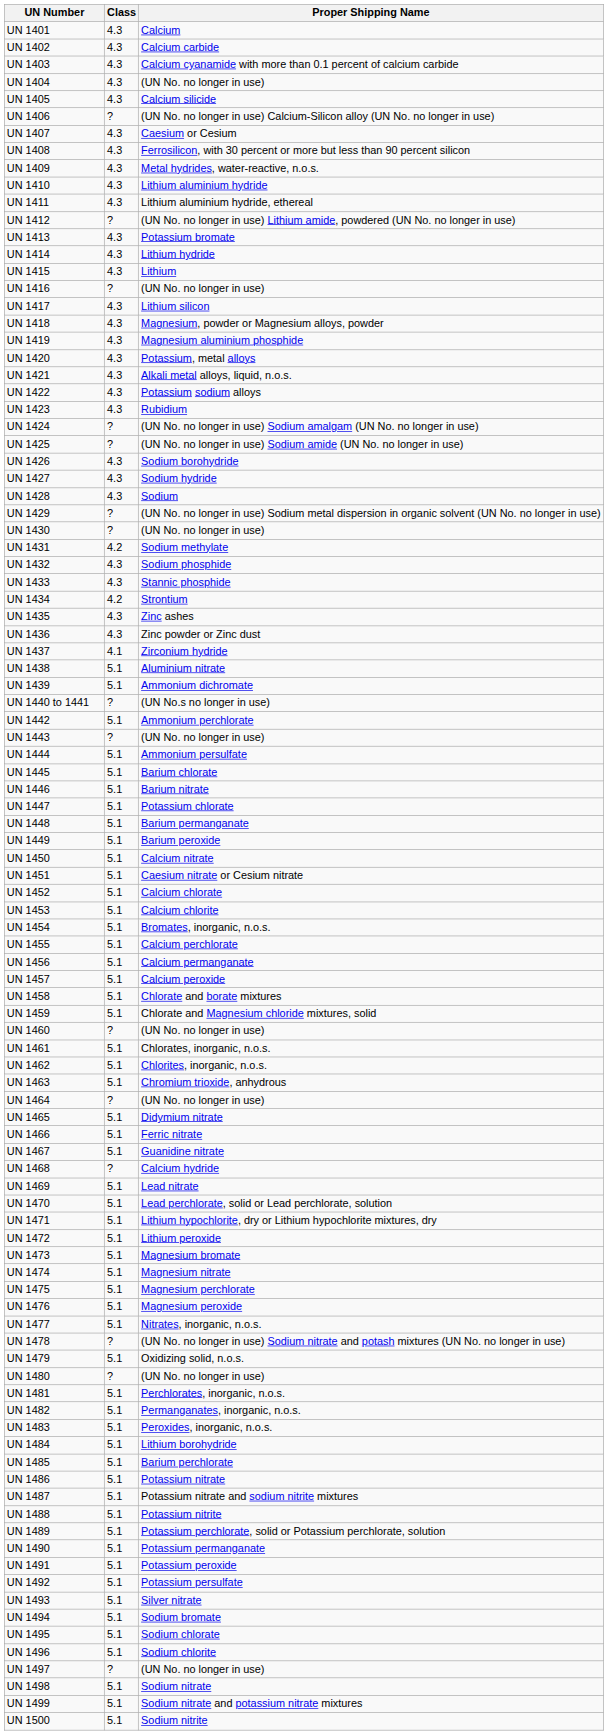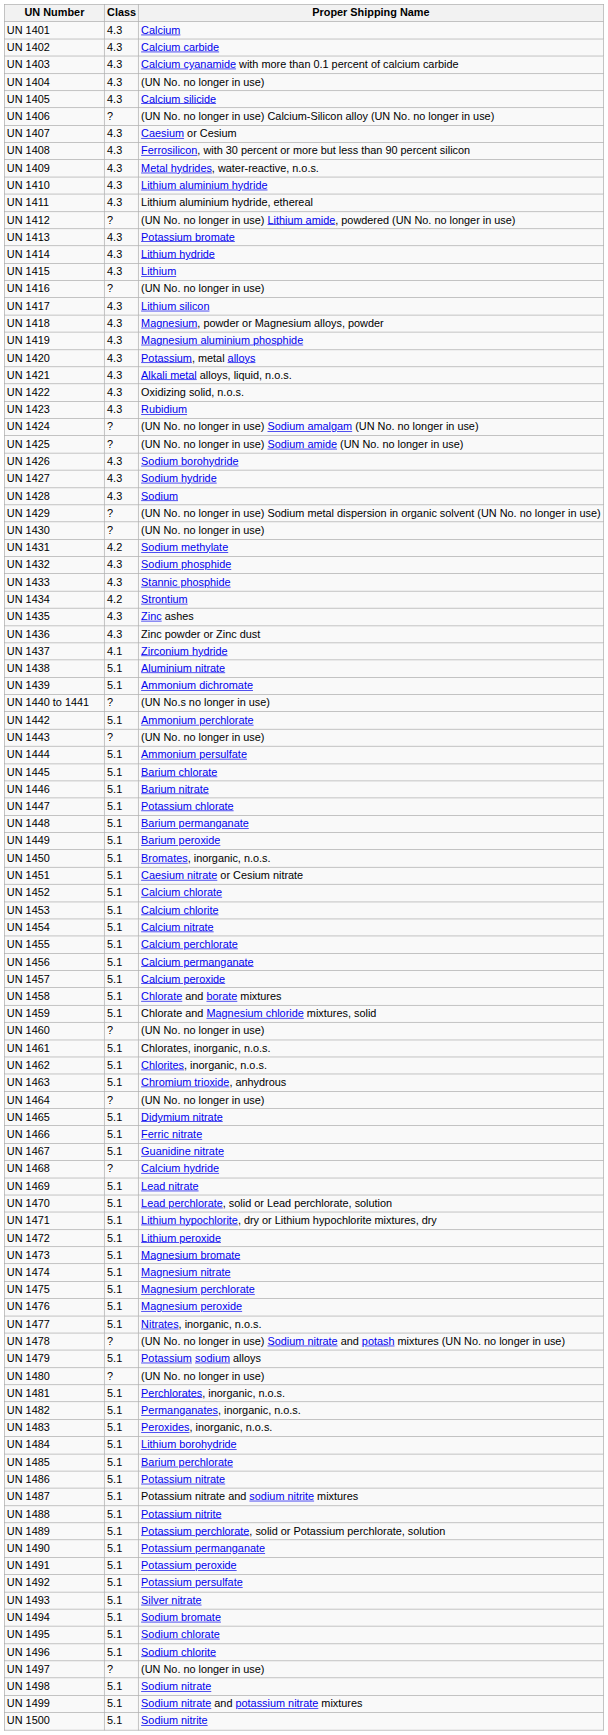(201, 392) Potassium sodium alloys -> (193, 392) Oxidizing solid, n.o.s.
(177, 858) Calcium nitrate -> (206, 858) Bromates, inorganic, n.o.s.
(206, 927) Bromates, inorganic, n.o.s. -> (177, 927) Calcium nitrate
(193, 1359) Oxidizing solid, n.o.s. -> (201, 1359) Potassium sodium alloys
